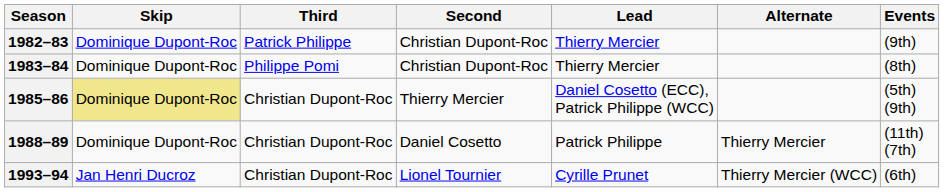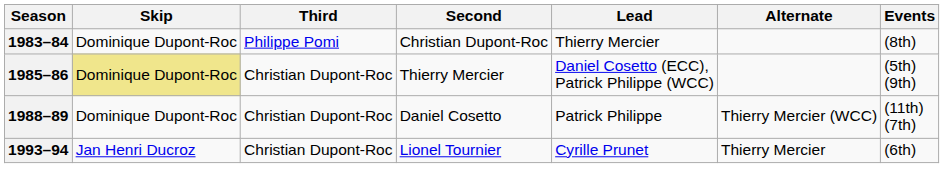- row: (38, 41)
(773, 141) Thierry Mercier -> (799, 116) Thierry Mercier (WCC)
(799, 174) Thierry Mercier (WCC) -> (773, 150) Thierry Mercier
